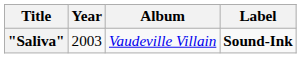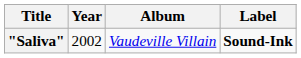(87, 40) 2003 -> (87, 40) 2002
